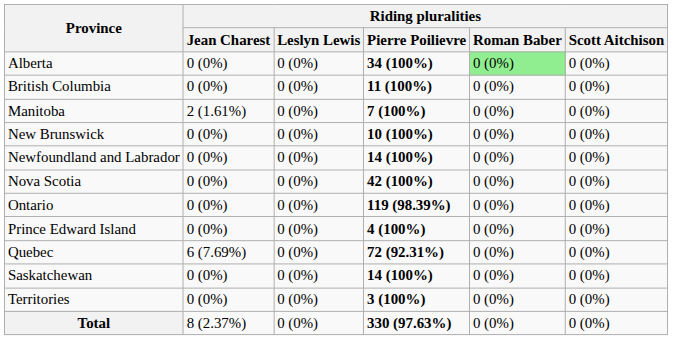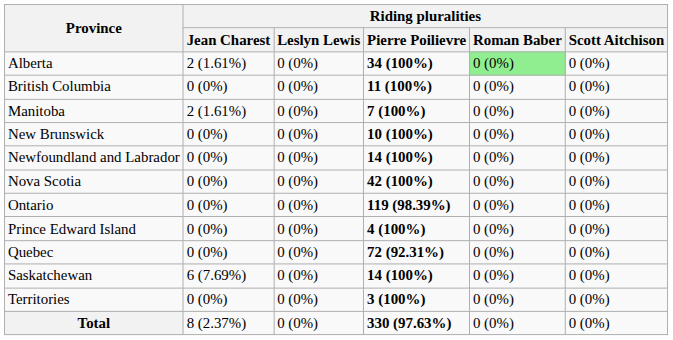(207, 63) 0 (0%) -> (216, 63) 2 (1.61%)
(216, 252) 6 (7.69%) -> (207, 252) 0 (0%)
(207, 275) 0 (0%) -> (216, 275) 6 (7.69%)
